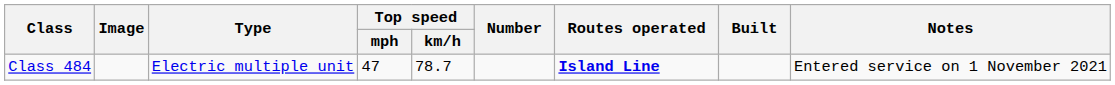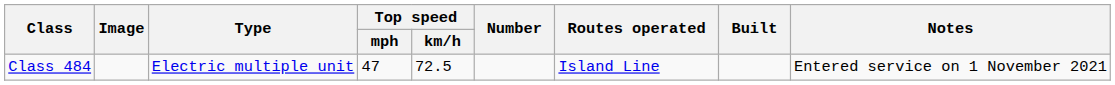(433, 67) 78.7 -> (433, 67) 72.5
(609, 67) bold -> (609, 67) normal
